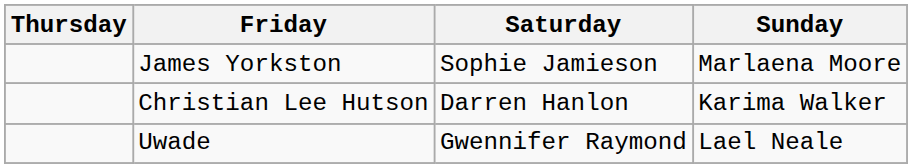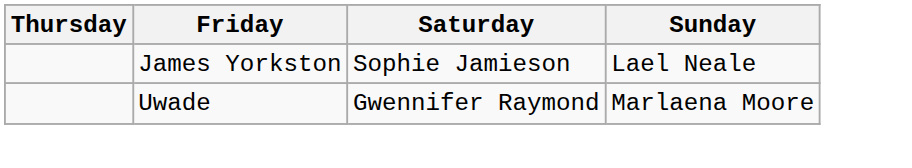(800, 64) Marlaena Moore -> (684, 64) Lael Neale
- row: (283, 103)
(771, 143) Lael Neale -> (713, 103) Marlaena Moore
